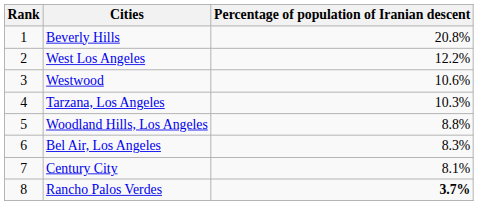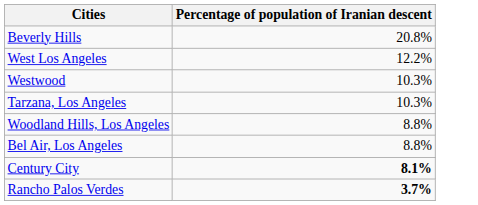- column: (24, 15)
(453, 80) 10.6% -> (414, 80) 10.3%
(456, 146) 8.3% -> (418, 146) 8.8%
(456, 168) normal -> (416, 168) bold
